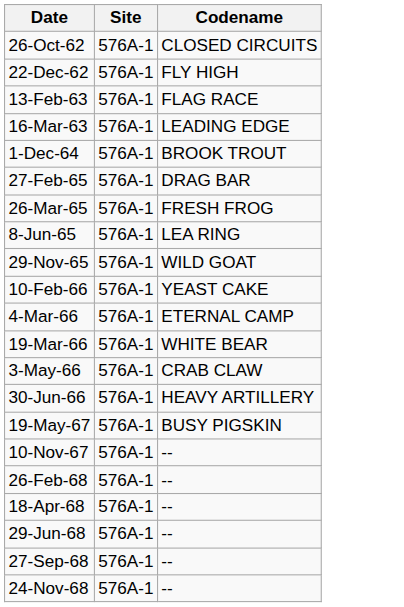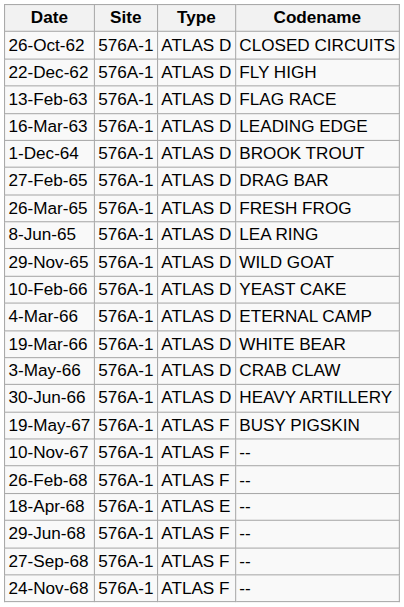+ column: (196, 18)
